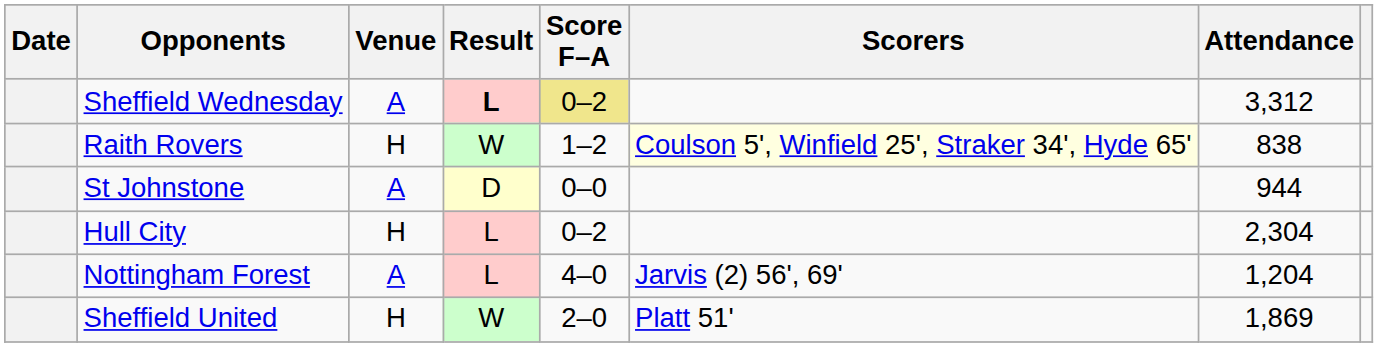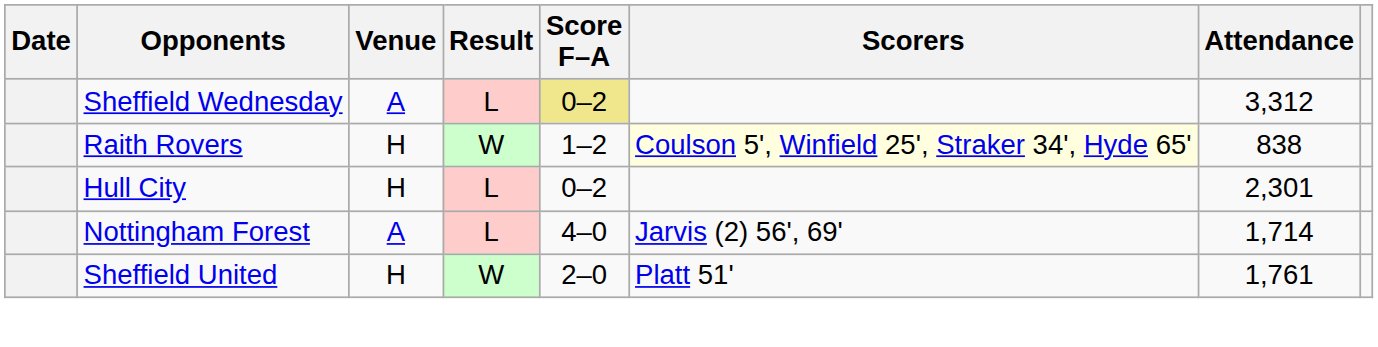(491, 100) bold -> (491, 100) normal
- row: (164, 188)
(1279, 231) 2,304 -> (1279, 188) 2,301
(1279, 275) 1,204 -> (1279, 231) 1,714
(1279, 319) 1,869 -> (1279, 275) 1,761
